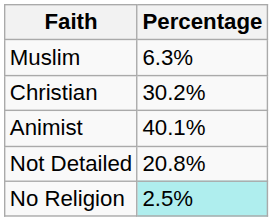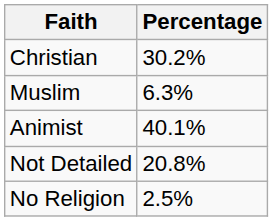rows swapped: (54, 92) <-> (45, 57)
(168, 198) paleturquoise background -> (168, 198) no background
